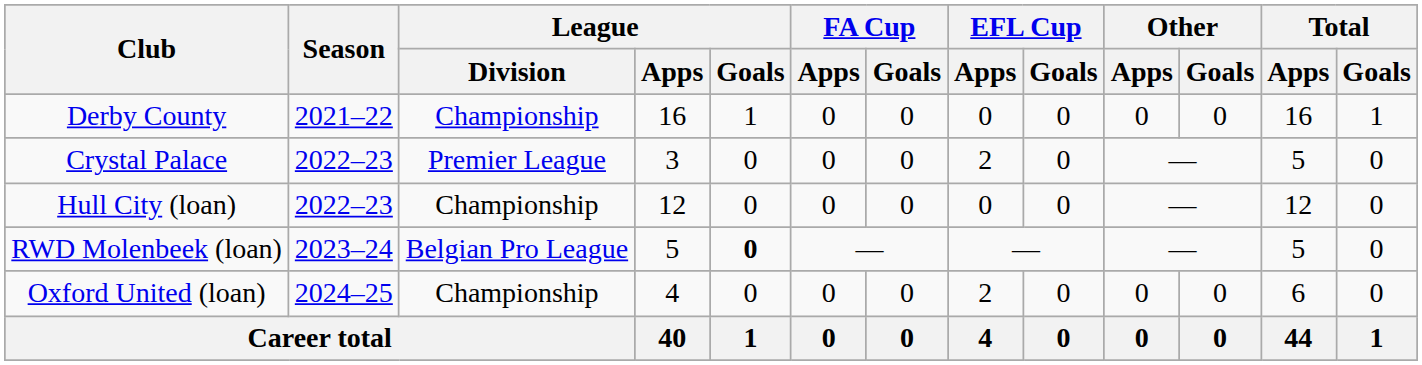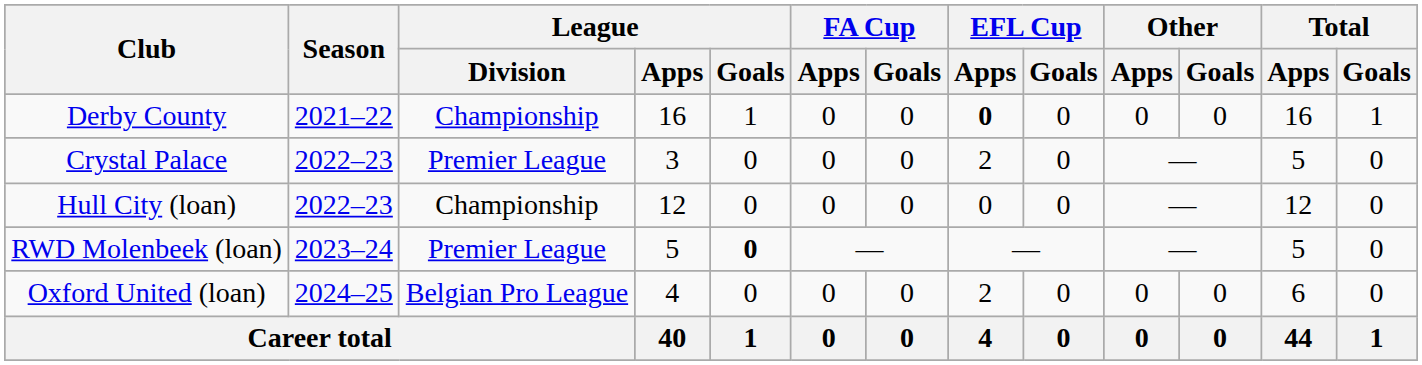(985, 115) normal -> (985, 115) bold
(517, 248) Belgian Pro League -> (517, 248) Premier League
(517, 293) Championship -> (517, 293) Belgian Pro League
